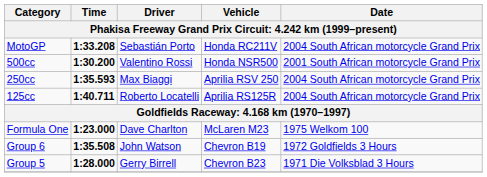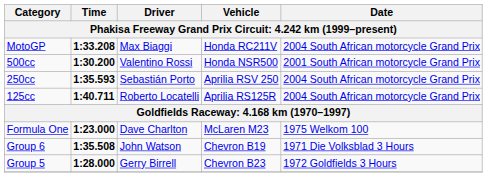(157, 46) Sebastián Porto -> (146, 46) Max Biaggi
(146, 79) Max Biaggi -> (157, 79) Sebastián Porto
(340, 146) 1972 Goldfields 3 Hours -> (349, 146) 1971 Die Volksblad 3 Hours
(349, 163) 1971 Die Volksblad 3 Hours -> (340, 163) 1972 Goldfields 3 Hours
